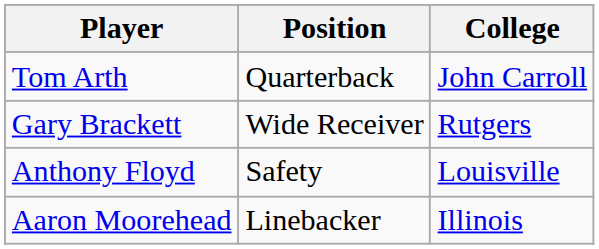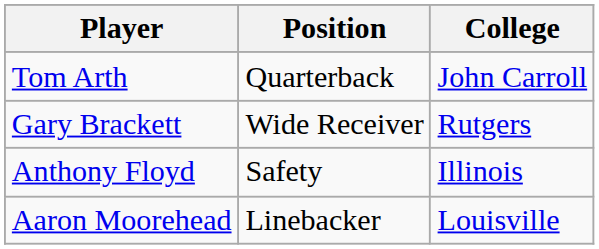(499, 171) Louisville -> (480, 171) Illinois
(480, 219) Illinois -> (499, 219) Louisville
